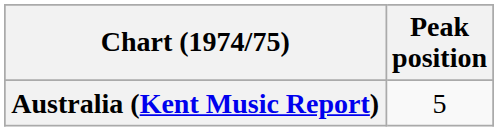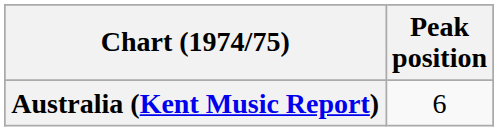(440, 102) 5 -> (440, 102) 6
